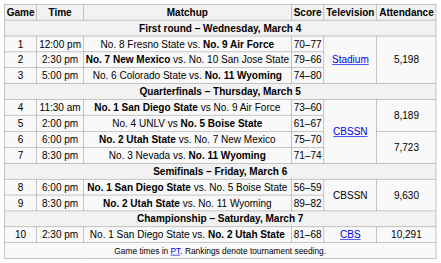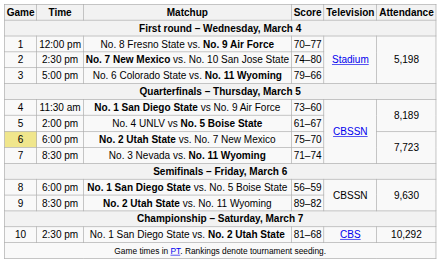(308, 60) 79–66 -> (308, 60) 74–80
(308, 76) 74–80 -> (308, 76) 79–66
(21, 140) no background -> (21, 140) khaki background
(406, 235) 10,291 -> (406, 235) 10,292
